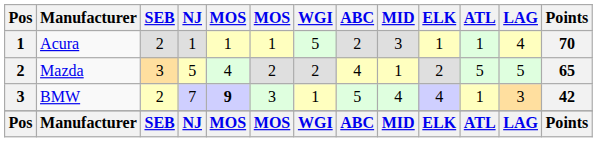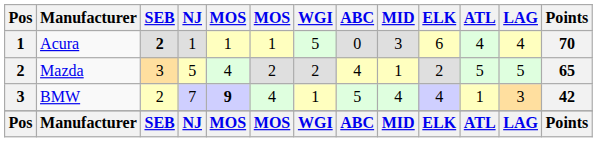(160, 43) normal -> (160, 43) bold
(357, 43) 2 -> (357, 43) 0
(439, 43) 1 -> (439, 43) 6
(480, 43) 1 -> (480, 43) 4
(272, 96) 3 -> (272, 96) 4
